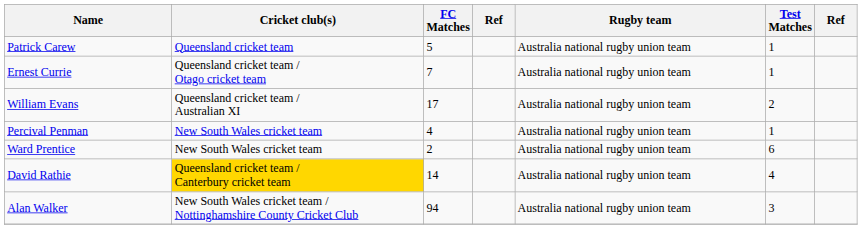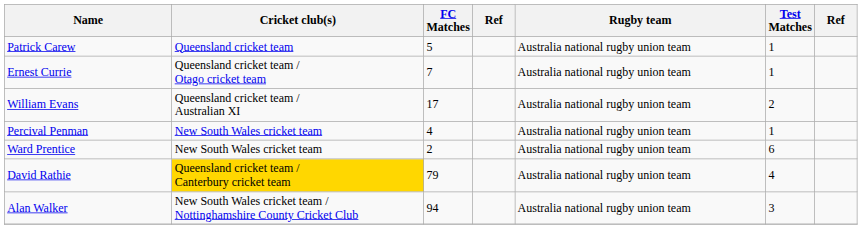(433, 175) 14 -> (433, 175) 79
